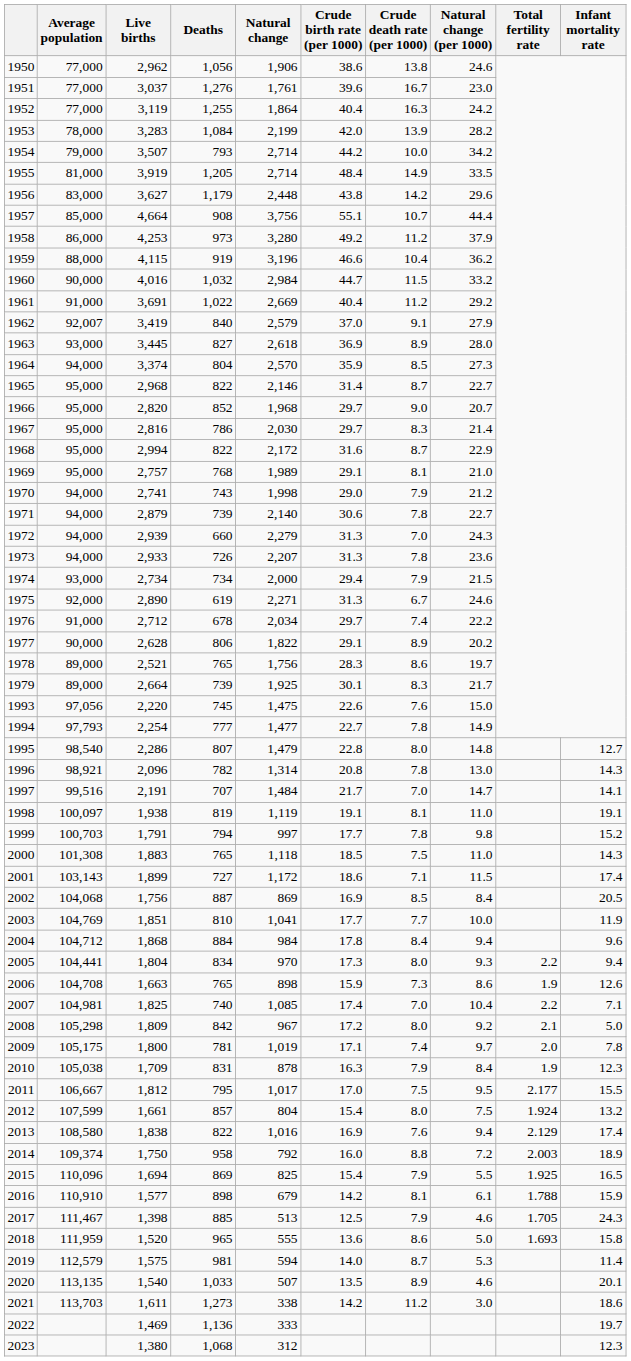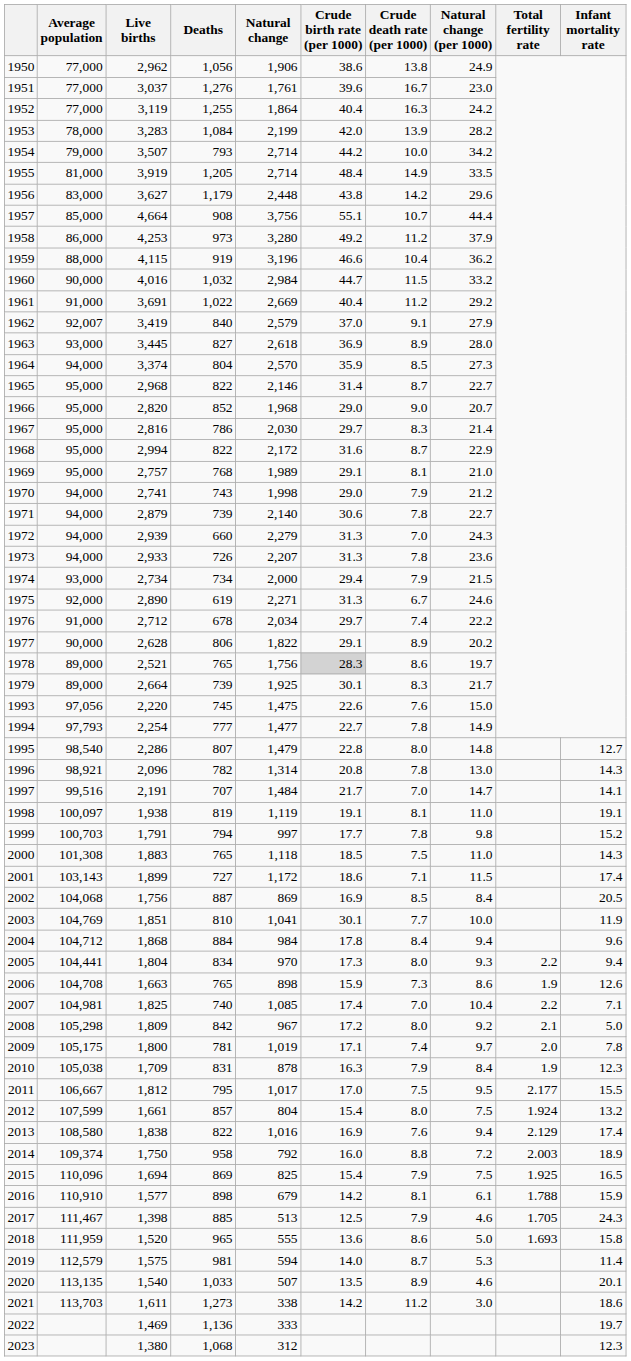(481, 66) 24.6 -> (481, 66) 24.9
(351, 407) 29.7 -> (351, 407) 29.0
(351, 663) no background -> (351, 663) lightgrey background
(351, 919) 17.7 -> (351, 919) 30.1
(484, 1175) 5.5 -> (484, 1175) 7.5
